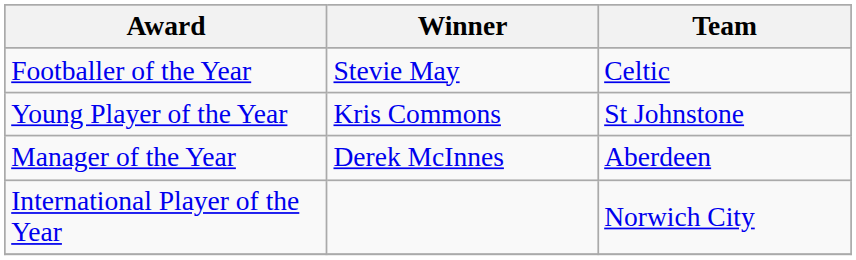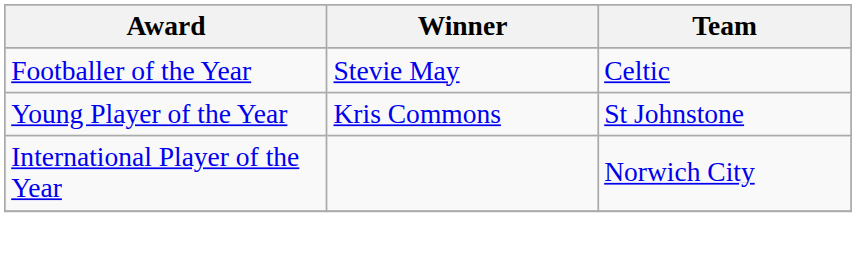- row: (124, 157)
